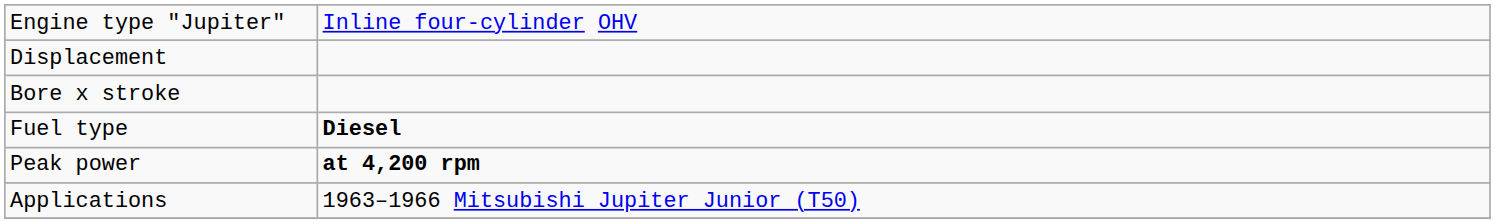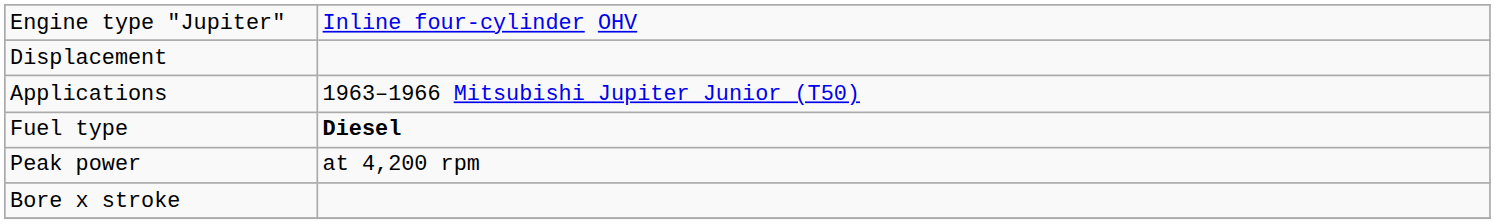rows swapped: (95, 94) <-> (89, 201)
(401, 165) bold -> (401, 165) normal
